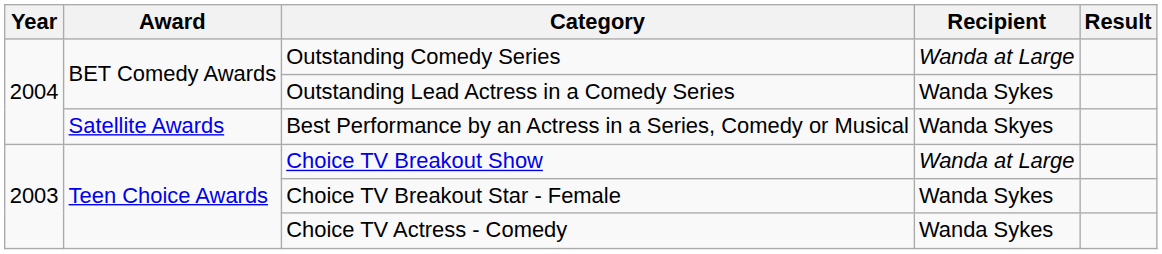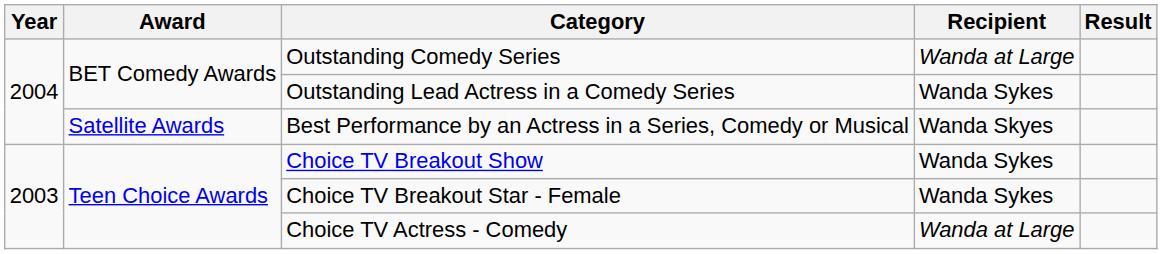(997, 160) Wanda at Large -> (986, 160) Wanda Sykes
(986, 230) Wanda Sykes -> (997, 230) Wanda at Large
